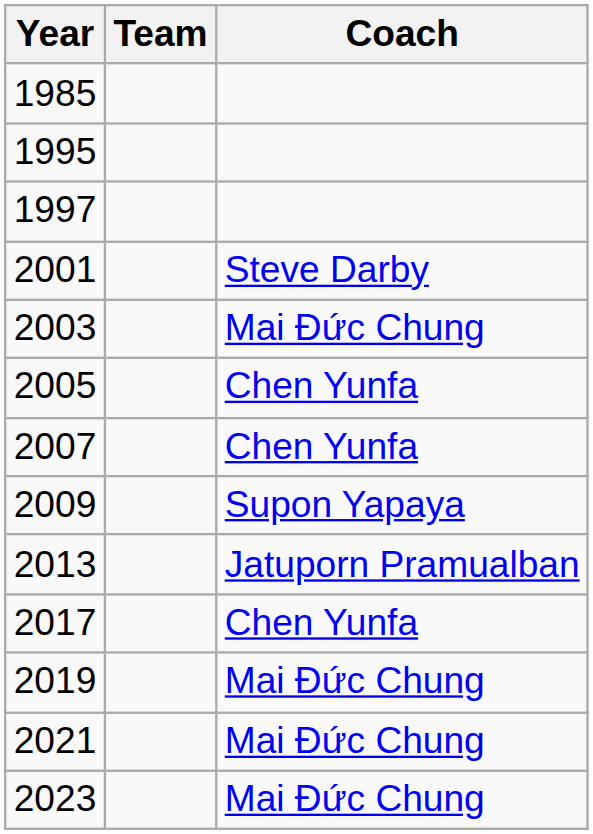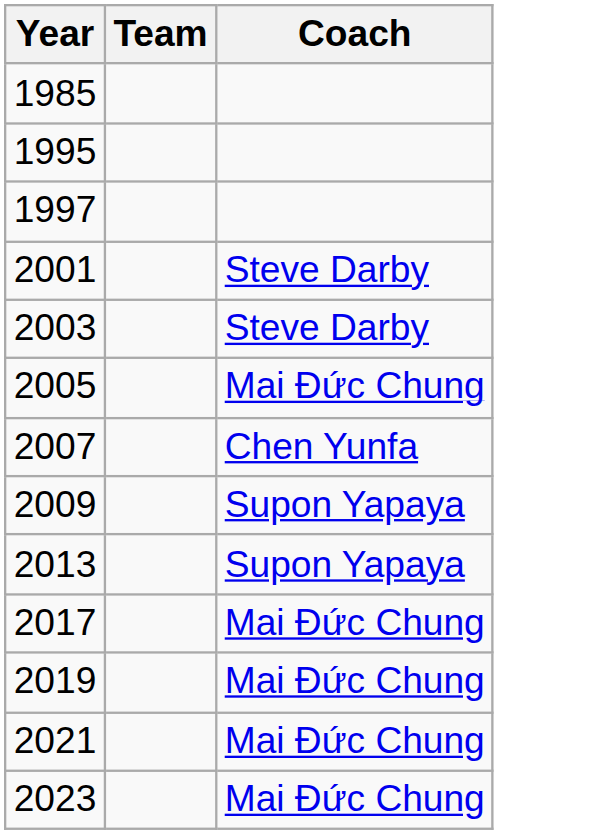(355, 328) Mai Đức Chung -> (327, 328) Steve Darby
(321, 387) Chen Yunfa -> (355, 387) Mai Đức Chung
(402, 563) Jatuporn Pramualban -> (345, 563) Supon Yapaya
(321, 622) Chen Yunfa -> (355, 622) Mai Đức Chung
